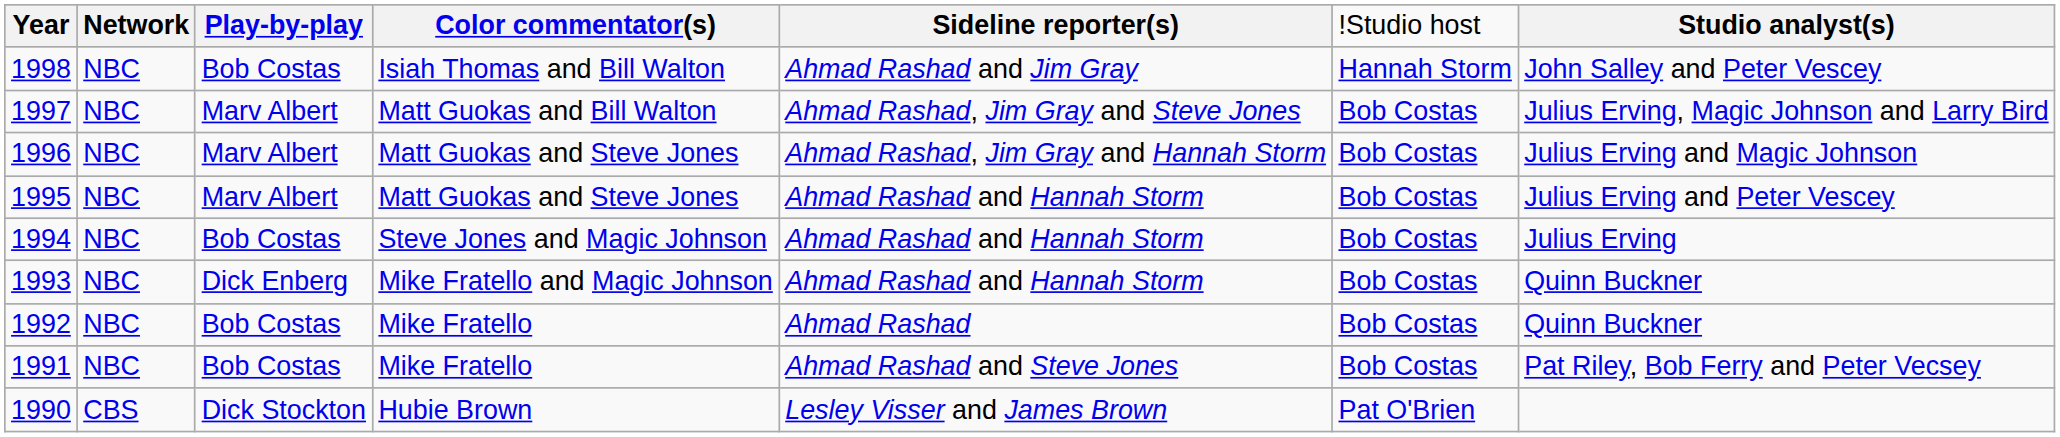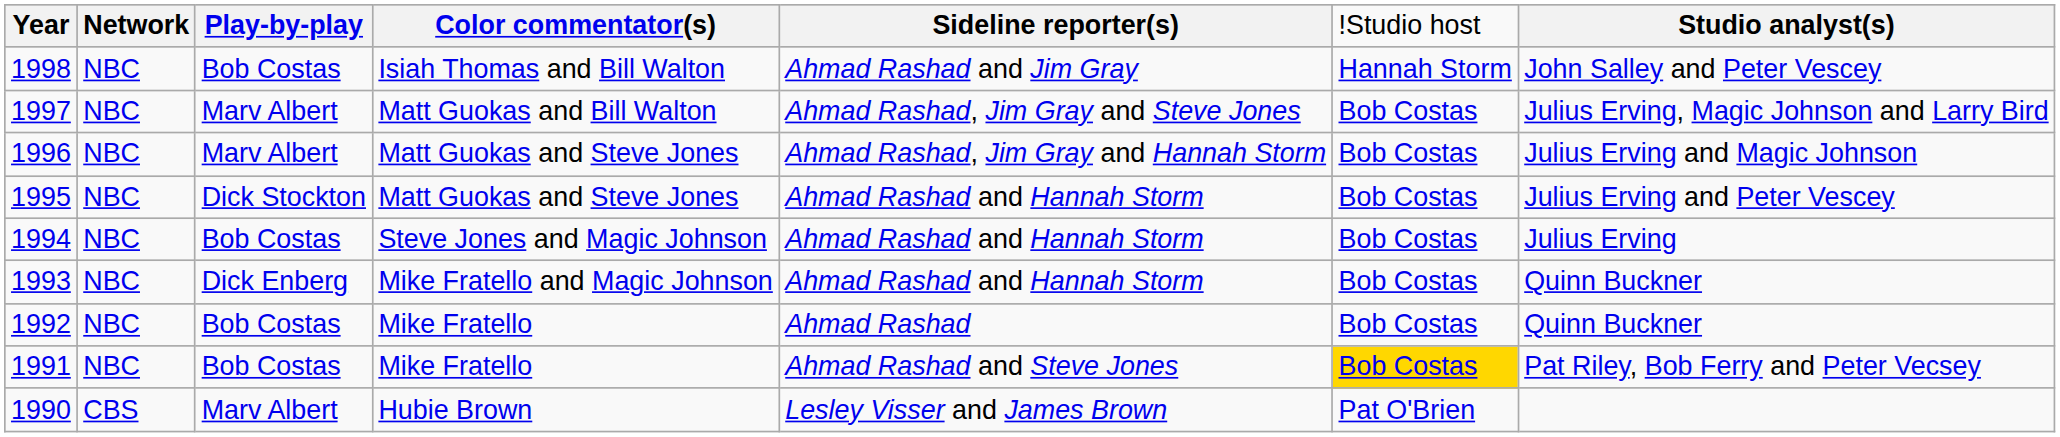(270, 196) Marv Albert -> (284, 196) Dick Stockton
(1408, 366) no background -> (1408, 366) gold background
(284, 409) Dick Stockton -> (270, 409) Marv Albert
